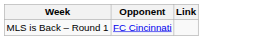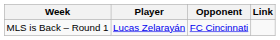+ column: (149, 12)
